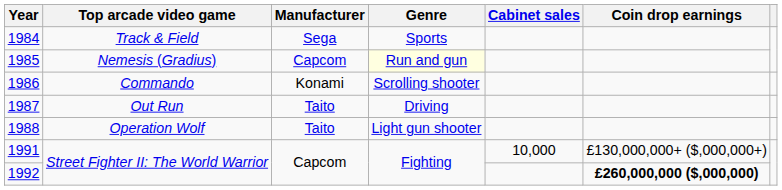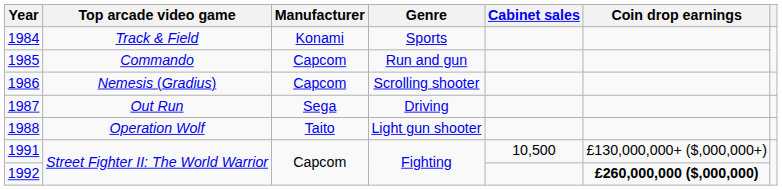(320, 38) Sega -> (320, 38) Konami
(157, 60) Nemesis (Gradius) -> (157, 60) Commando
(426, 60) lightyellow background -> (426, 60) no background
(157, 83) Commando -> (157, 83) Nemesis (Gradius)
(320, 83) Konami -> (320, 83) Capcom
(320, 106) Taito -> (320, 106) Sega
(534, 151) 10,000 -> (534, 151) 10,500
